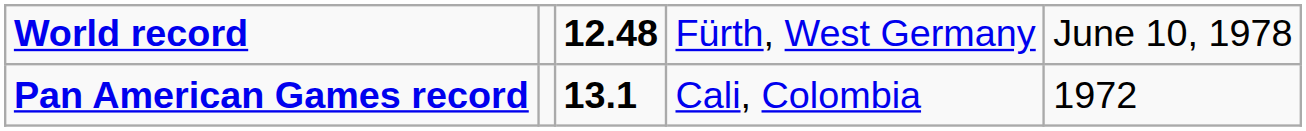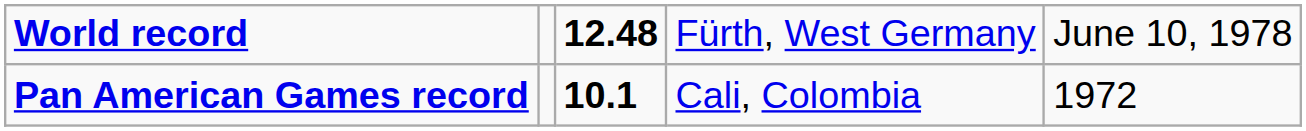(600, 94) 13.1 -> (600, 94) 10.1
